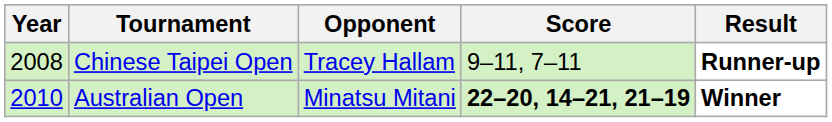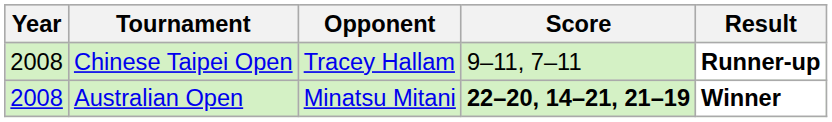(37, 98) 2010 -> (37, 98) 2008
